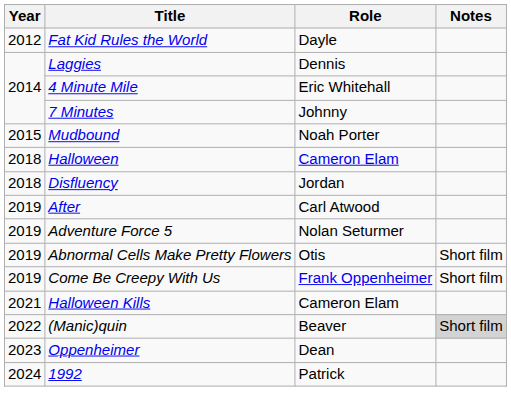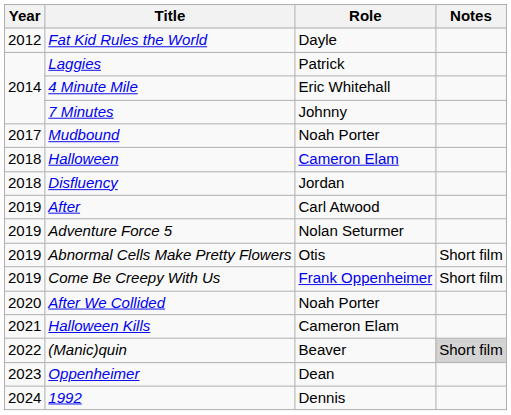(322, 64) Dennis -> (321, 64) Patrick
(25, 135) 2015 -> (25, 135) 2017
+ row: (107, 302)
(321, 374) Patrick -> (322, 398) Dennis
